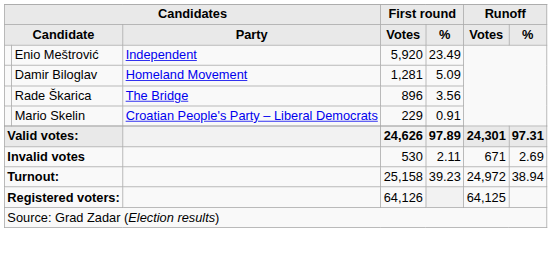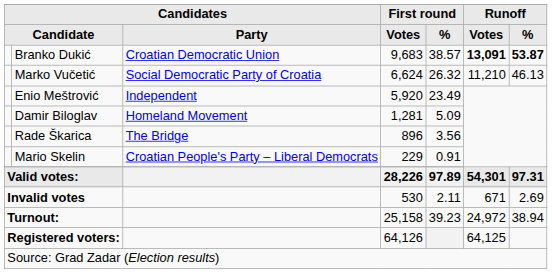+ row: (53, 55)
+ row: (55, 75)
(403, 136) 24,626 -> (403, 177) 28,226
(486, 136) 24,301 -> (486, 177) 54,301
